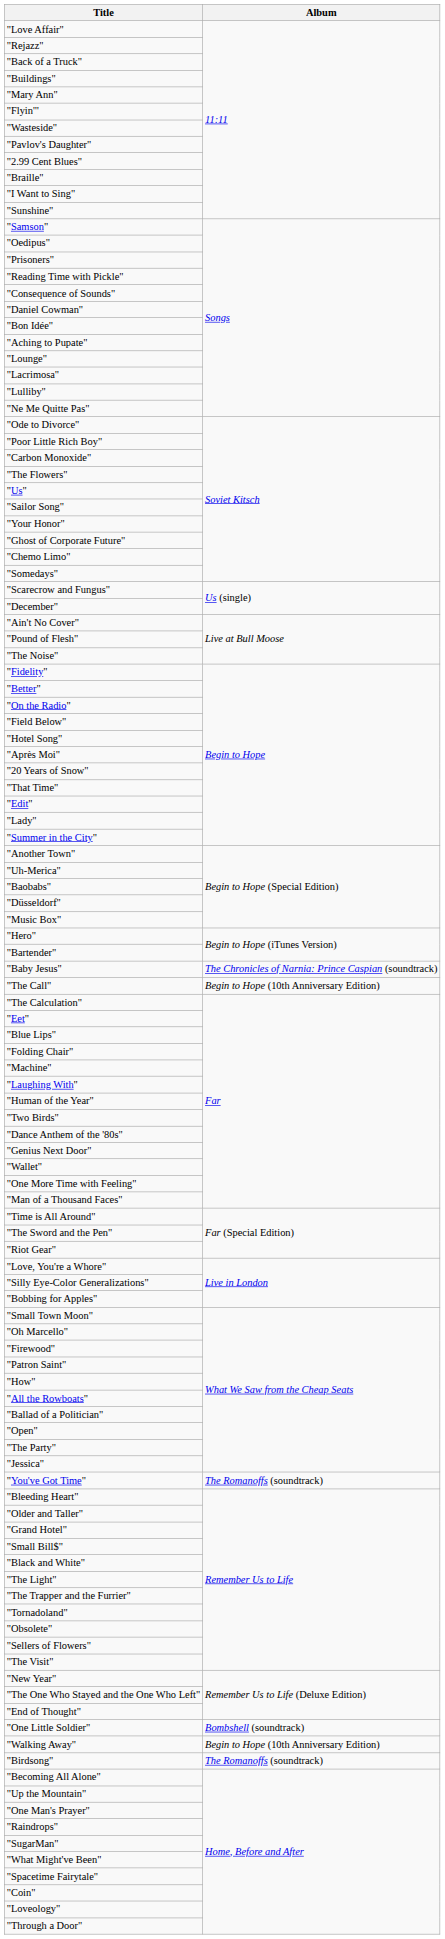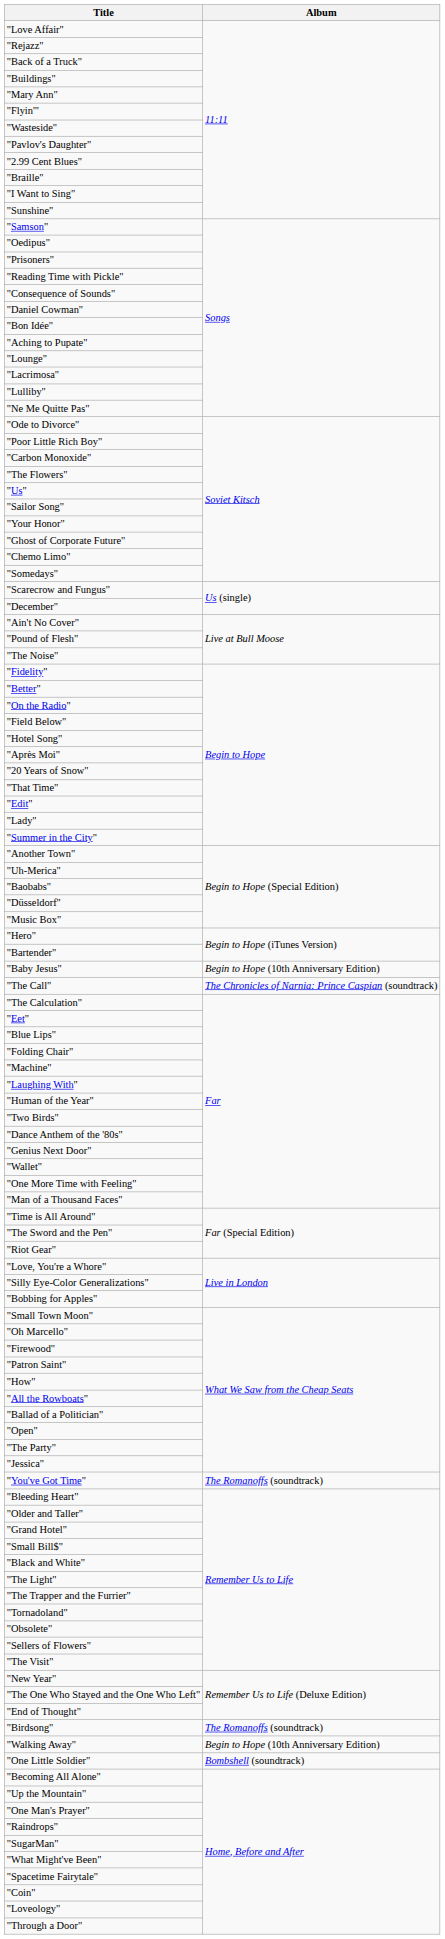(321, 969) The Chronicles of Narnia: Prince Caspian (soundtrack) -> (292, 969) Begin to Hope (10th Anniversary Edition)
(292, 985) Begin to Hope (10th Anniversary Edition) -> (321, 985) The Chronicles of Narnia: Prince Caspian (soundtrack)
rows swapped: (30, 1761) <-> (49, 1728)
